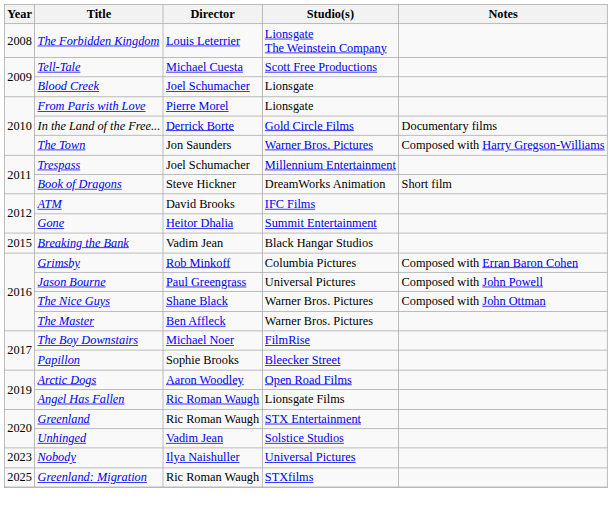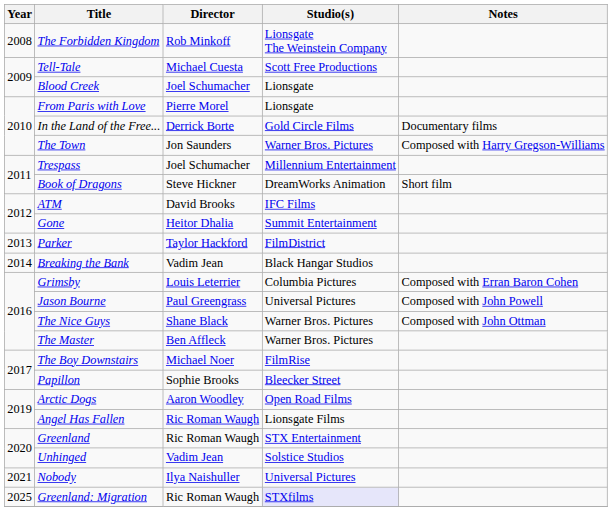(203, 40) Louis Leterrier -> (198, 40) Rob Minkoff
+ row: (55, 243)
(20, 243) 2015 -> (20, 262) 2014
(198, 262) Rob Minkoff -> (203, 282) Louis Leterrier
(20, 457) 2023 -> (20, 477) 2021
(289, 477) no background -> (289, 497) lavender background
